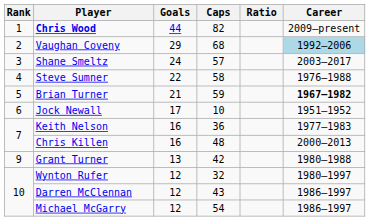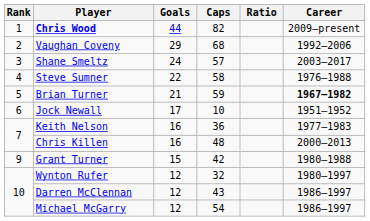(324, 45) lightblue background -> (324, 45) no background
(175, 159) 13 -> (175, 159) 15
